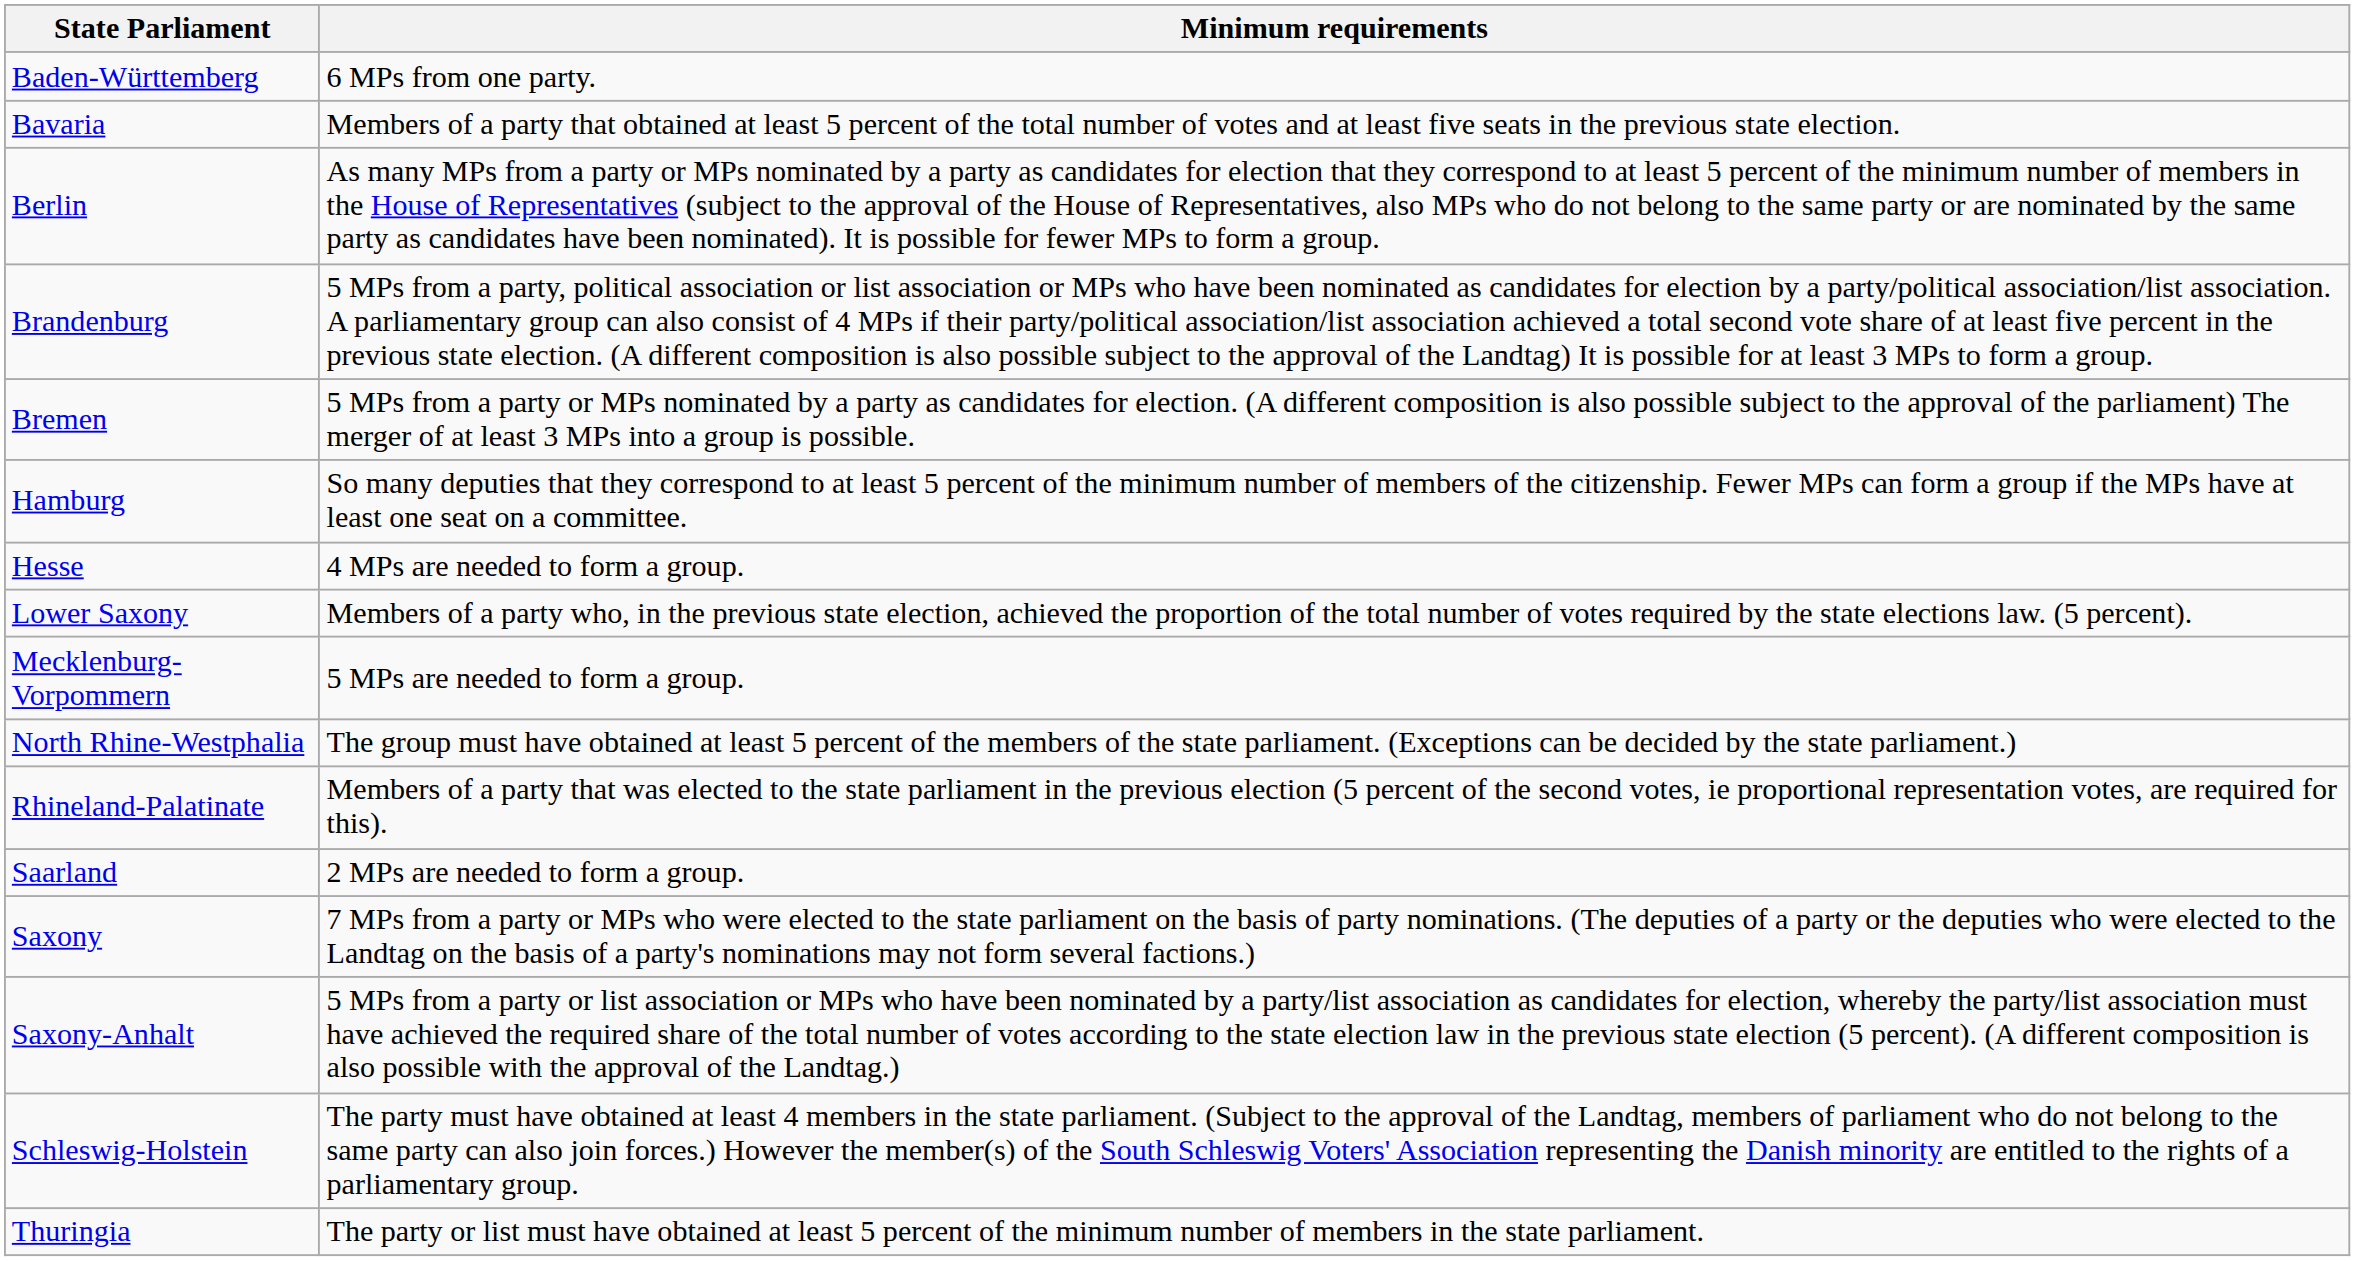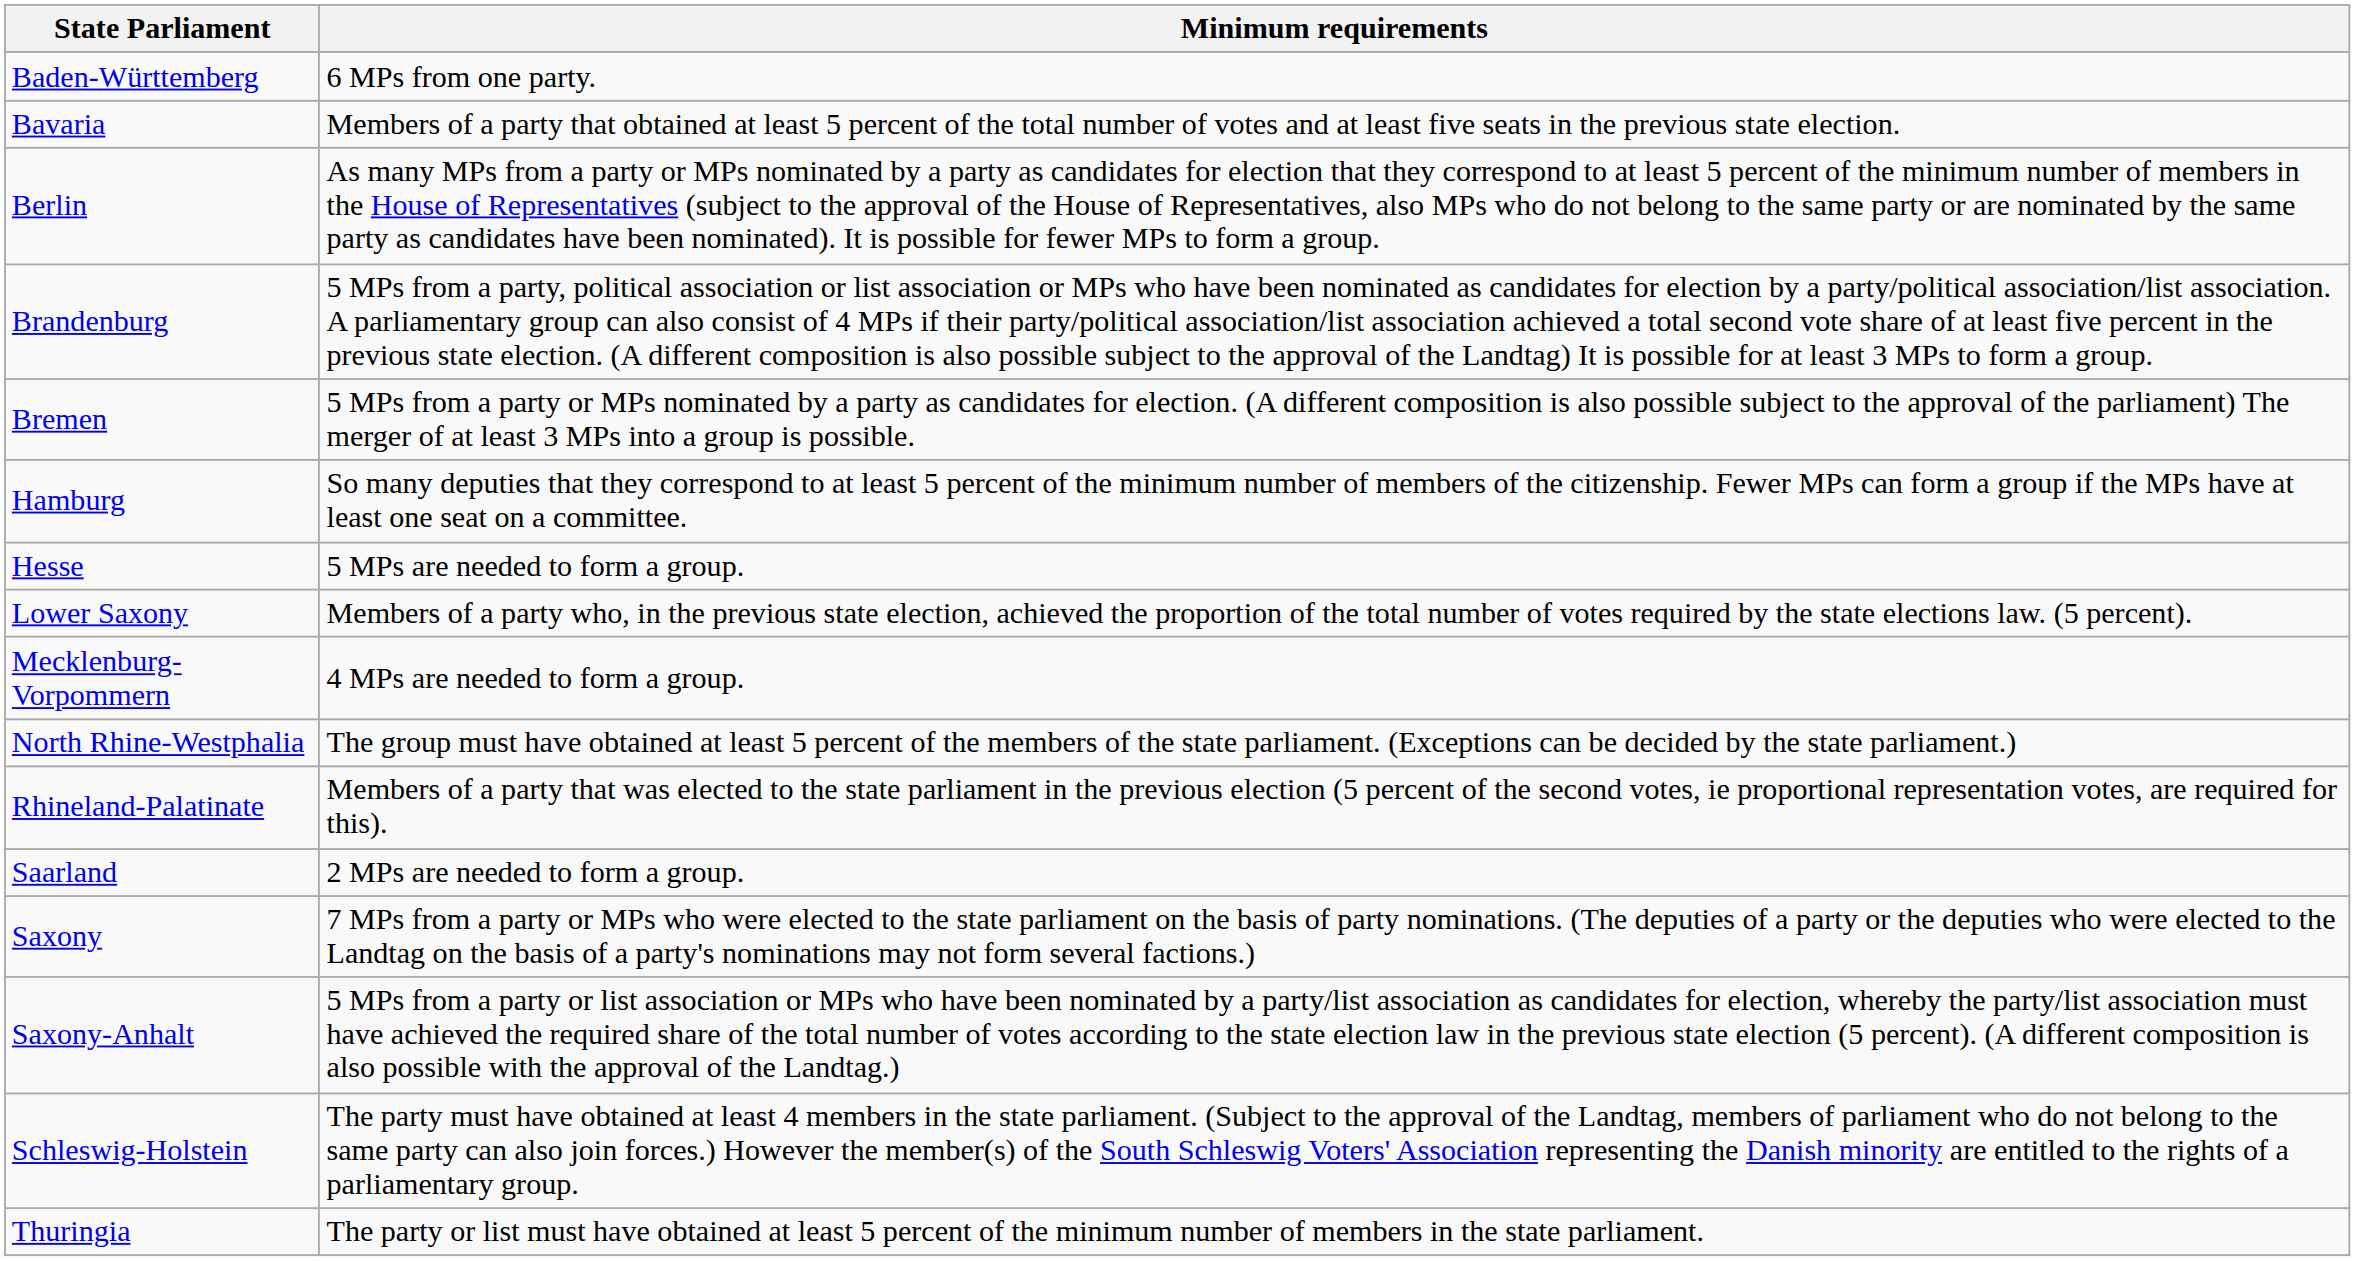(535, 565) 4 MPs are needed to form a group. -> (535, 565) 5 MPs are needed to form a group.
(535, 677) 5 MPs are needed to form a group. -> (535, 677) 4 MPs are needed to form a group.
